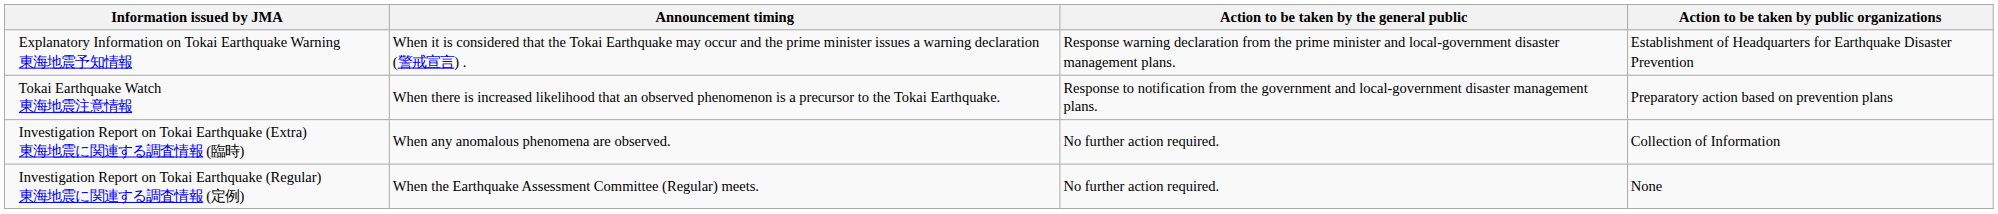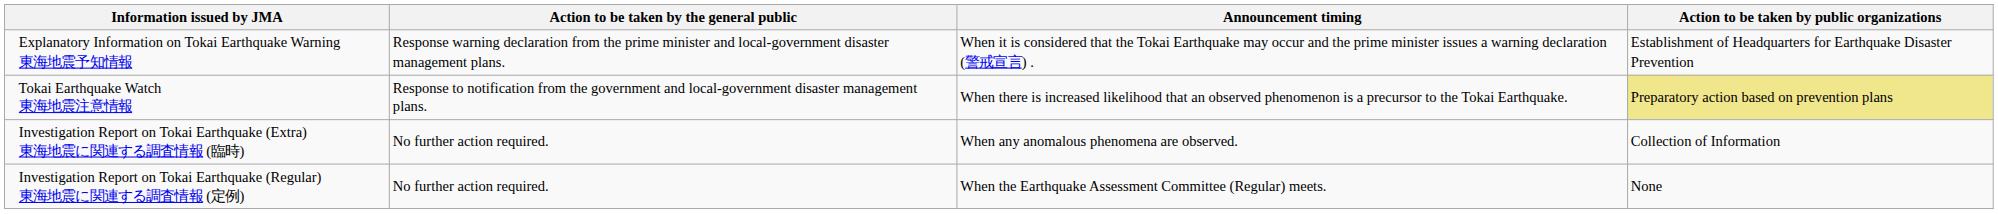columns swapped: (725, 17) <-> (1344, 17)
(1762, 97) no background -> (1762, 97) khaki background
